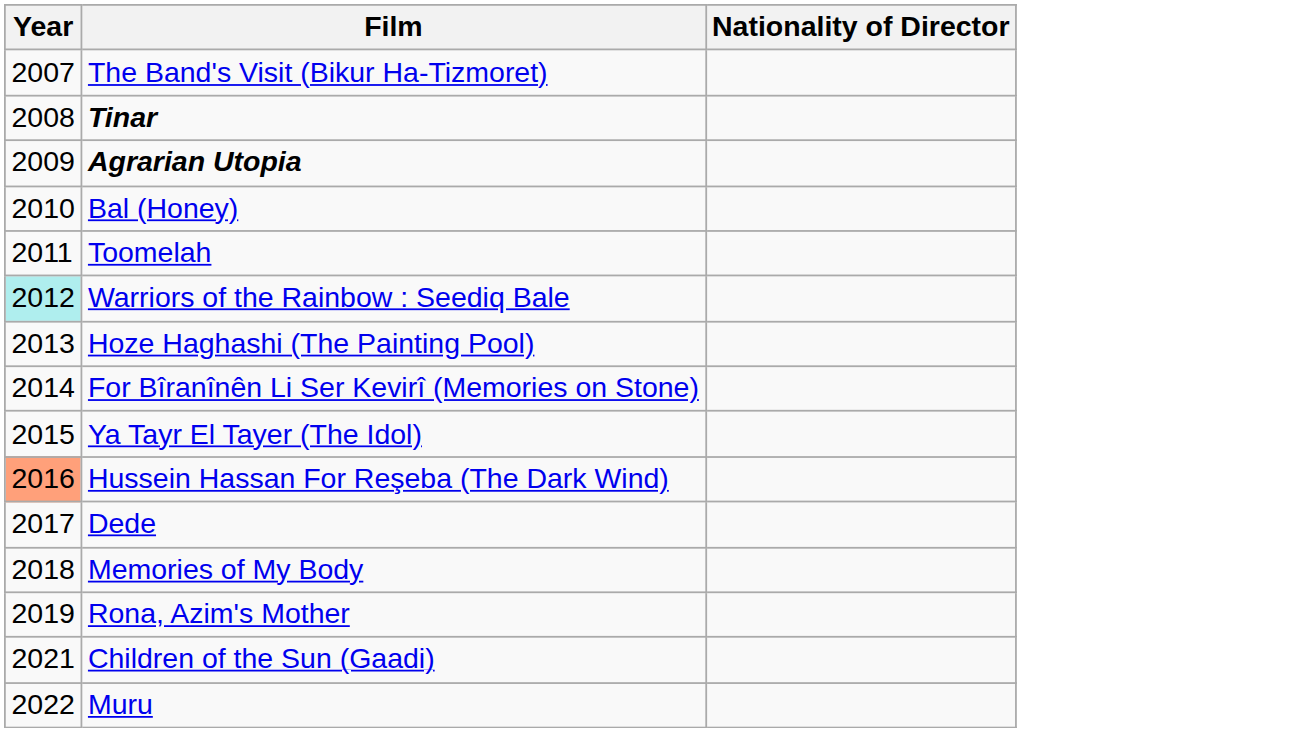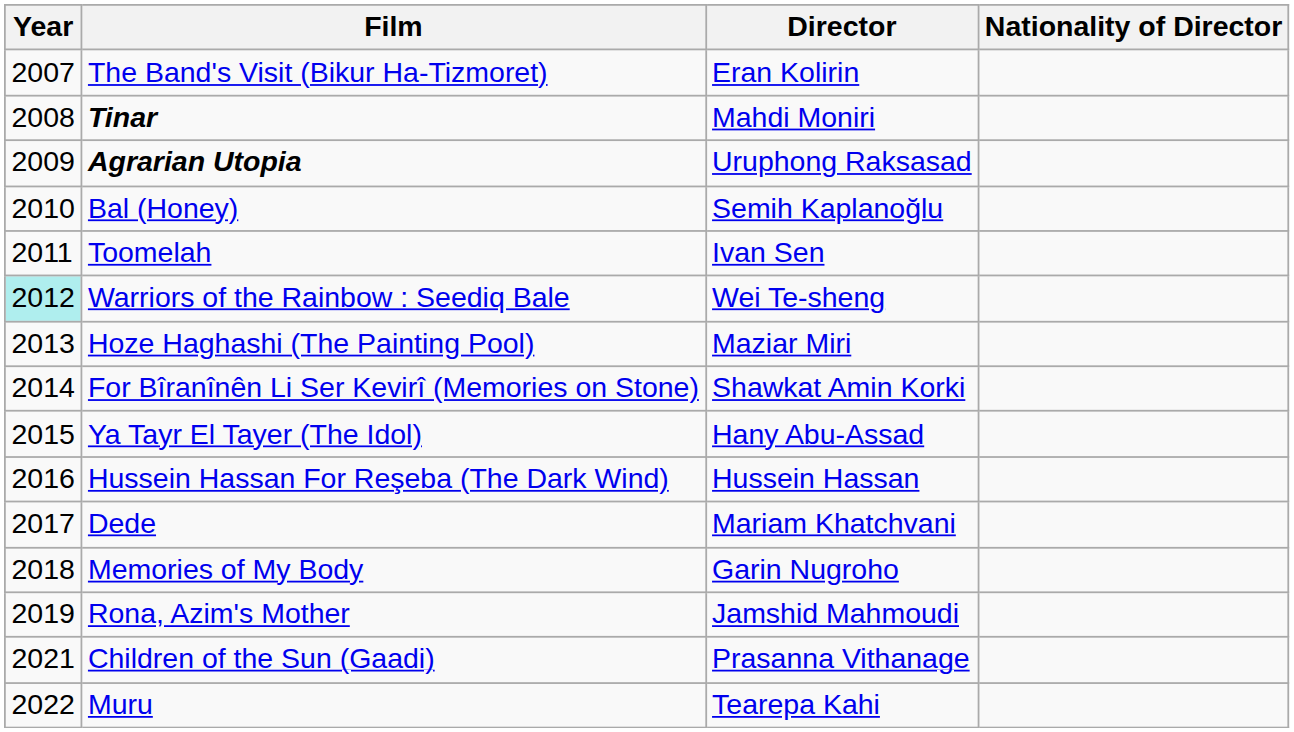+ column: (842, 27)
(43, 478) lightsalmon background -> (43, 478) no background
